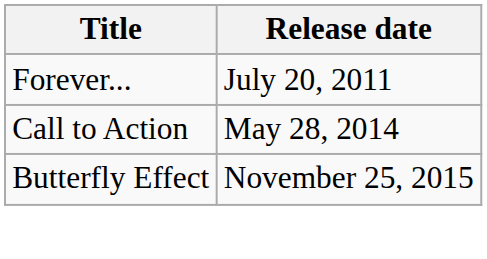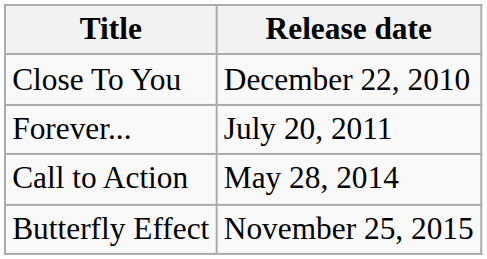+ row: (97, 79)
